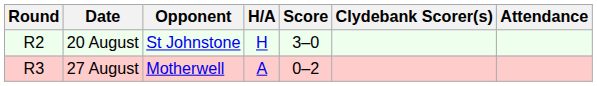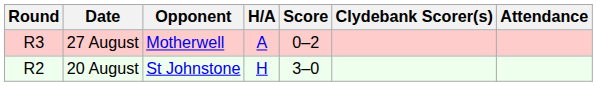rows swapped: (103, 42) <-> (103, 68)
